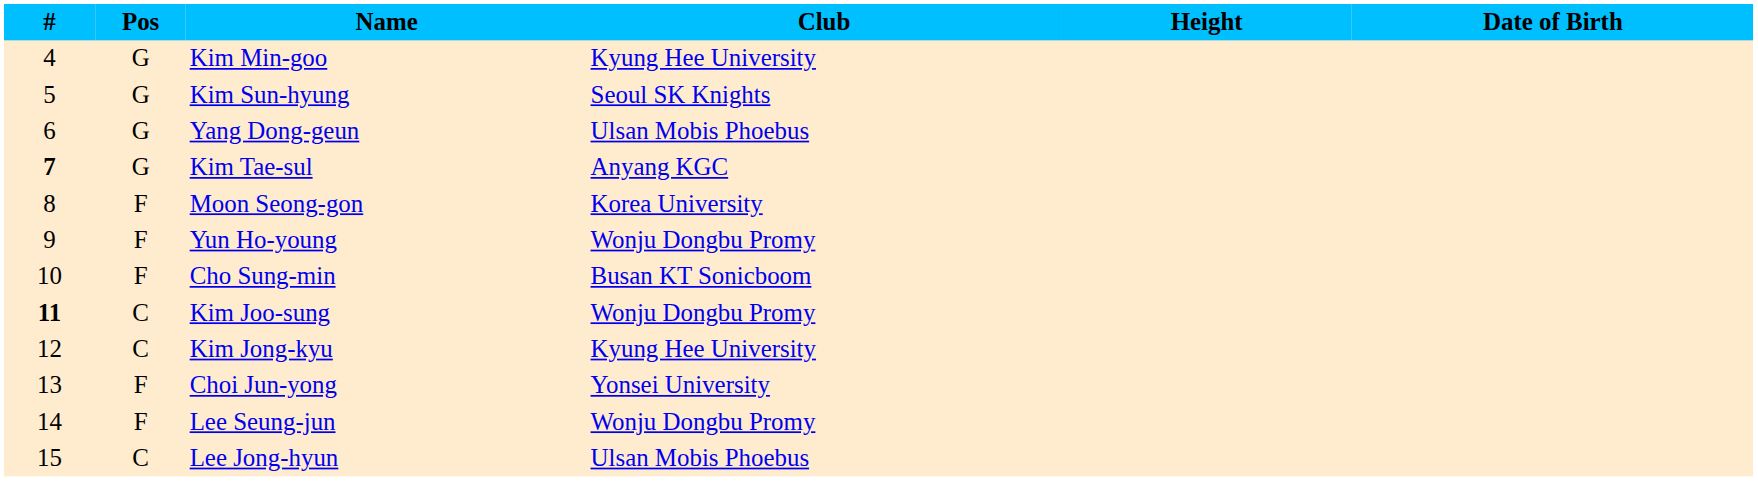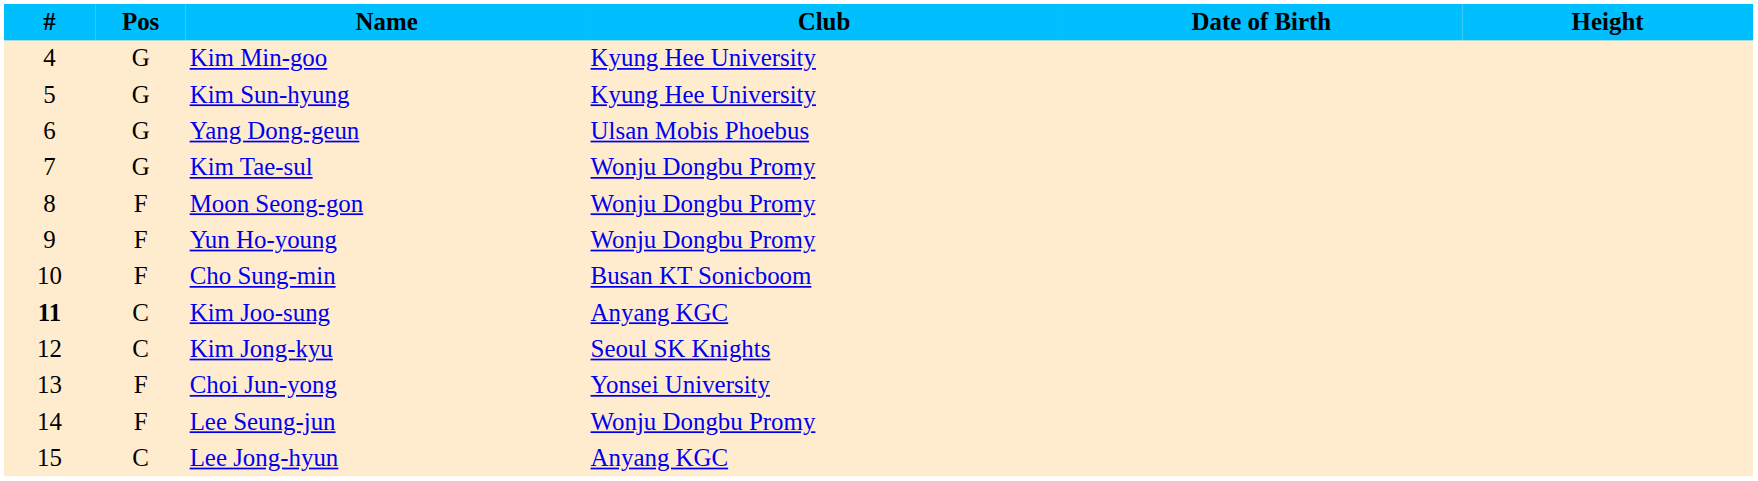columns swapped: (1553, 21) <-> (1207, 21)
(680, 94) Seoul SK Knights -> (703, 94) Kyung Hee University
(50, 167) bold -> (50, 167) normal
(659, 167) Anyang KGC -> (703, 167) Wonju Dongbu Promy
(677, 203) Korea University -> (703, 203) Wonju Dongbu Promy
(703, 312) Wonju Dongbu Promy -> (659, 312) Anyang KGC
(703, 348) Kyung Hee University -> (680, 348) Seoul SK Knights
(700, 457) Ulsan Mobis Phoebus -> (659, 457) Anyang KGC
